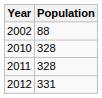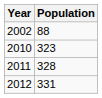(46, 48) 328 -> (46, 48) 323
